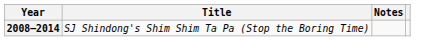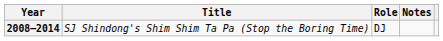+ column: (386, 12)
